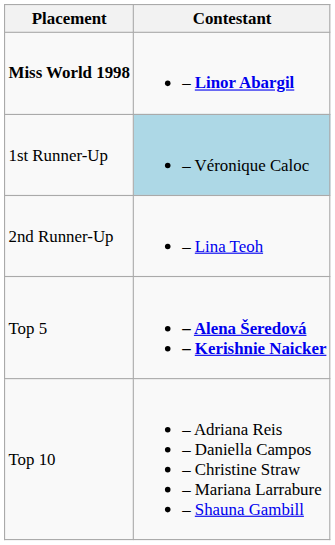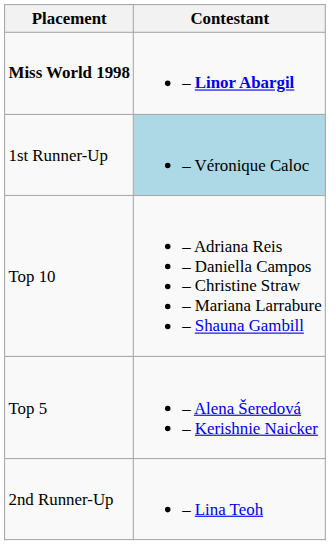rows swapped: (61, 236) <-> (32, 459)
(232, 338) bold -> (230, 418) normal
